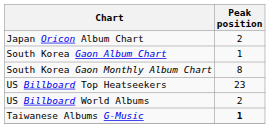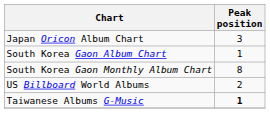(240, 39) 2 -> (240, 39) 3
- row: (87, 85)
